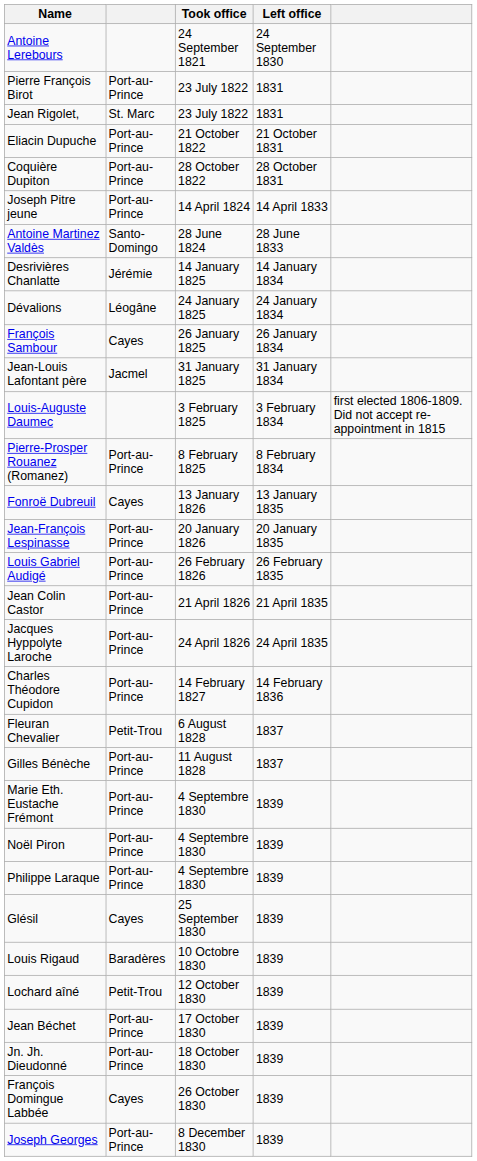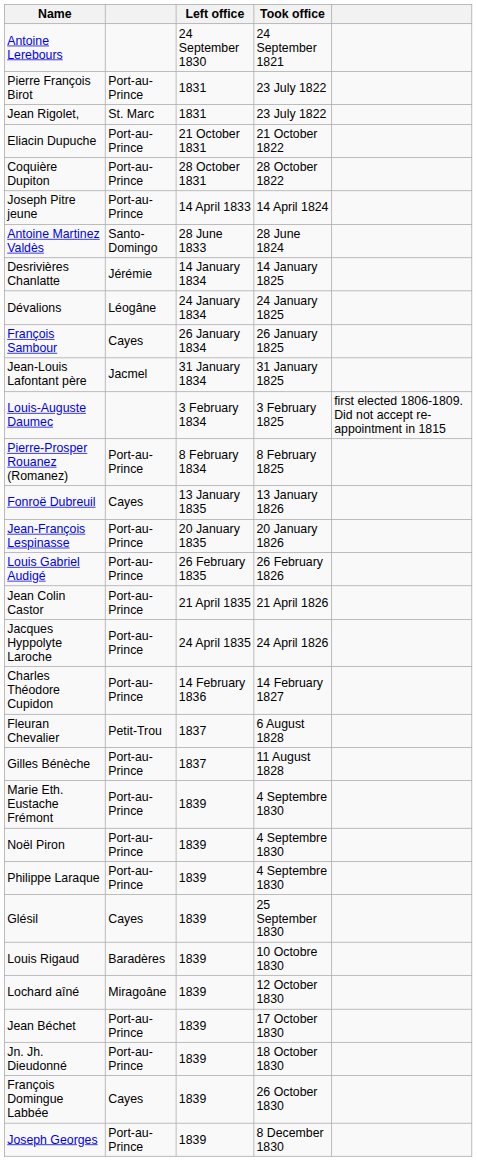columns swapped: (214, 14) <-> (292, 14)
(135, 992) Petit-Trou -> (137, 992) Miragoâne
